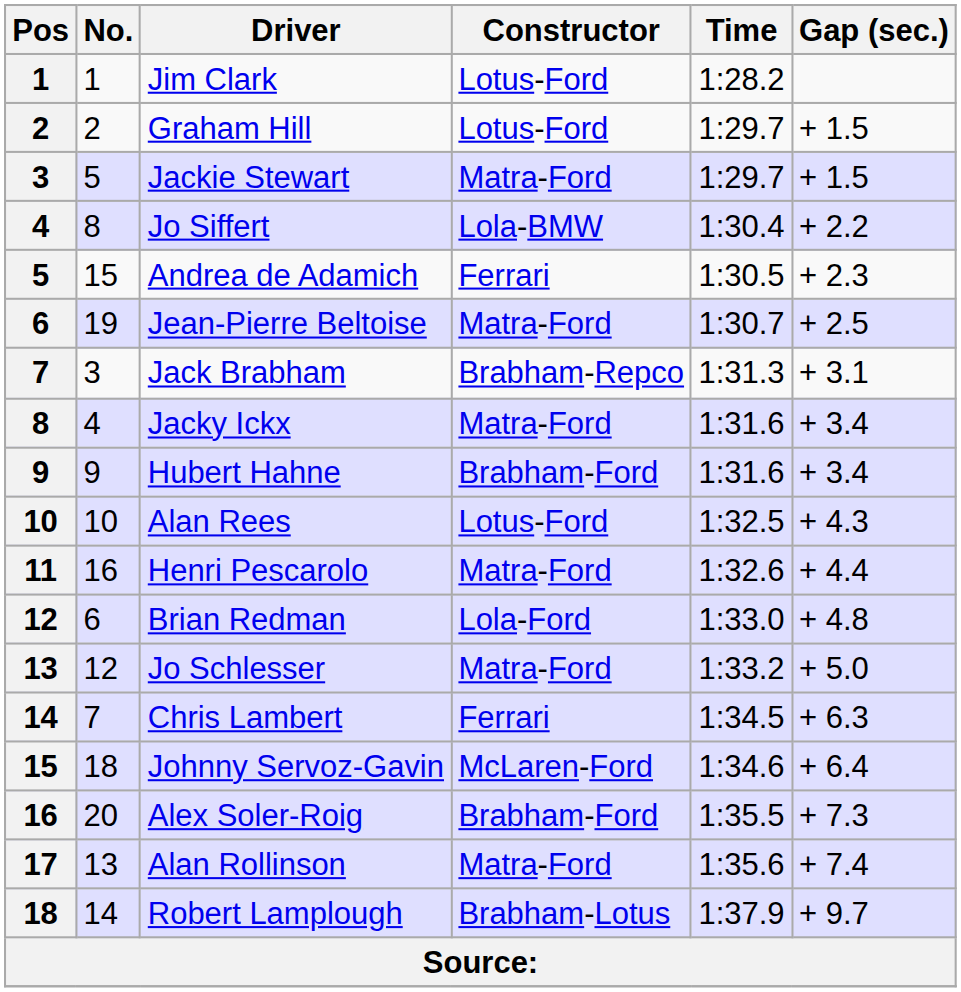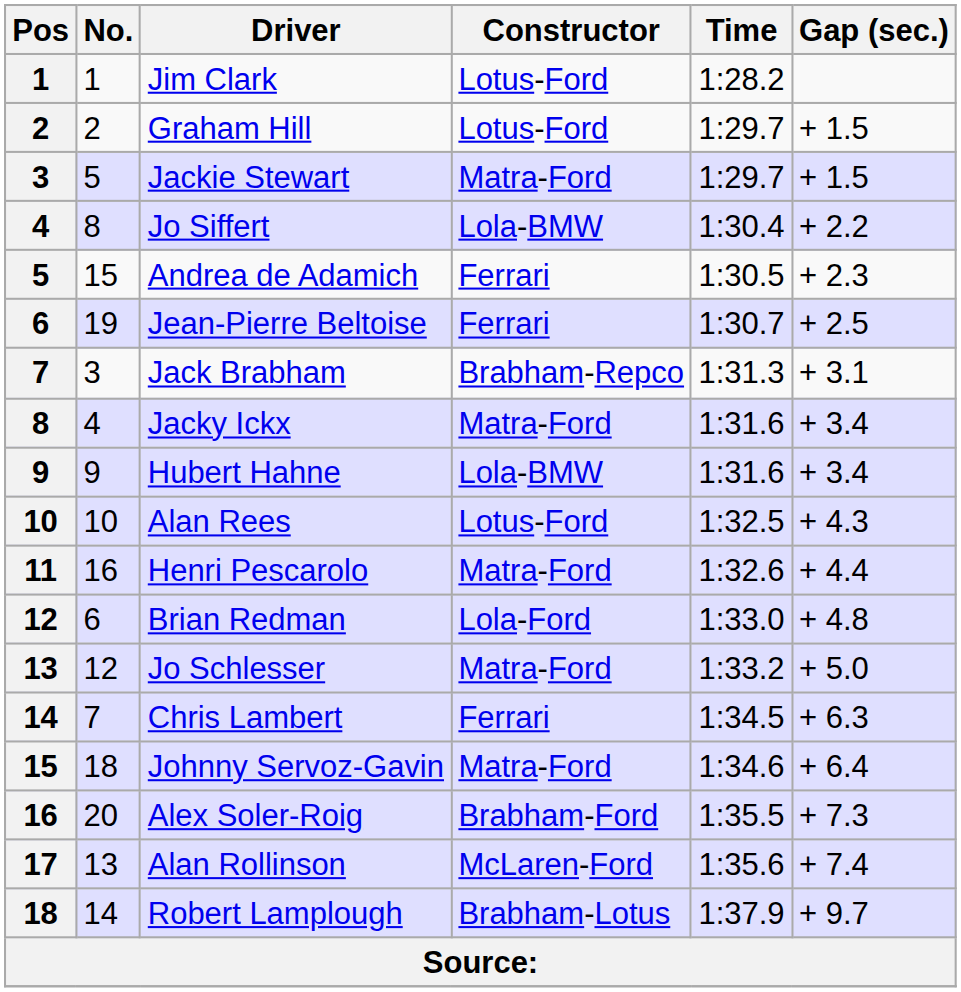(535, 324) Matra-Ford -> (504, 324) Ferrari
(558, 472) Brabham-Ford -> (531, 472) Lola-BMW
(556, 766) McLaren-Ford -> (535, 766) Matra-Ford
(535, 864) Matra-Ford -> (556, 864) McLaren-Ford
